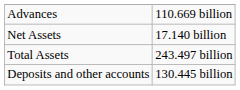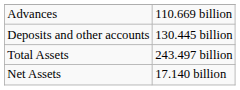rows swapped: (78, 74) <-> (34, 34)
